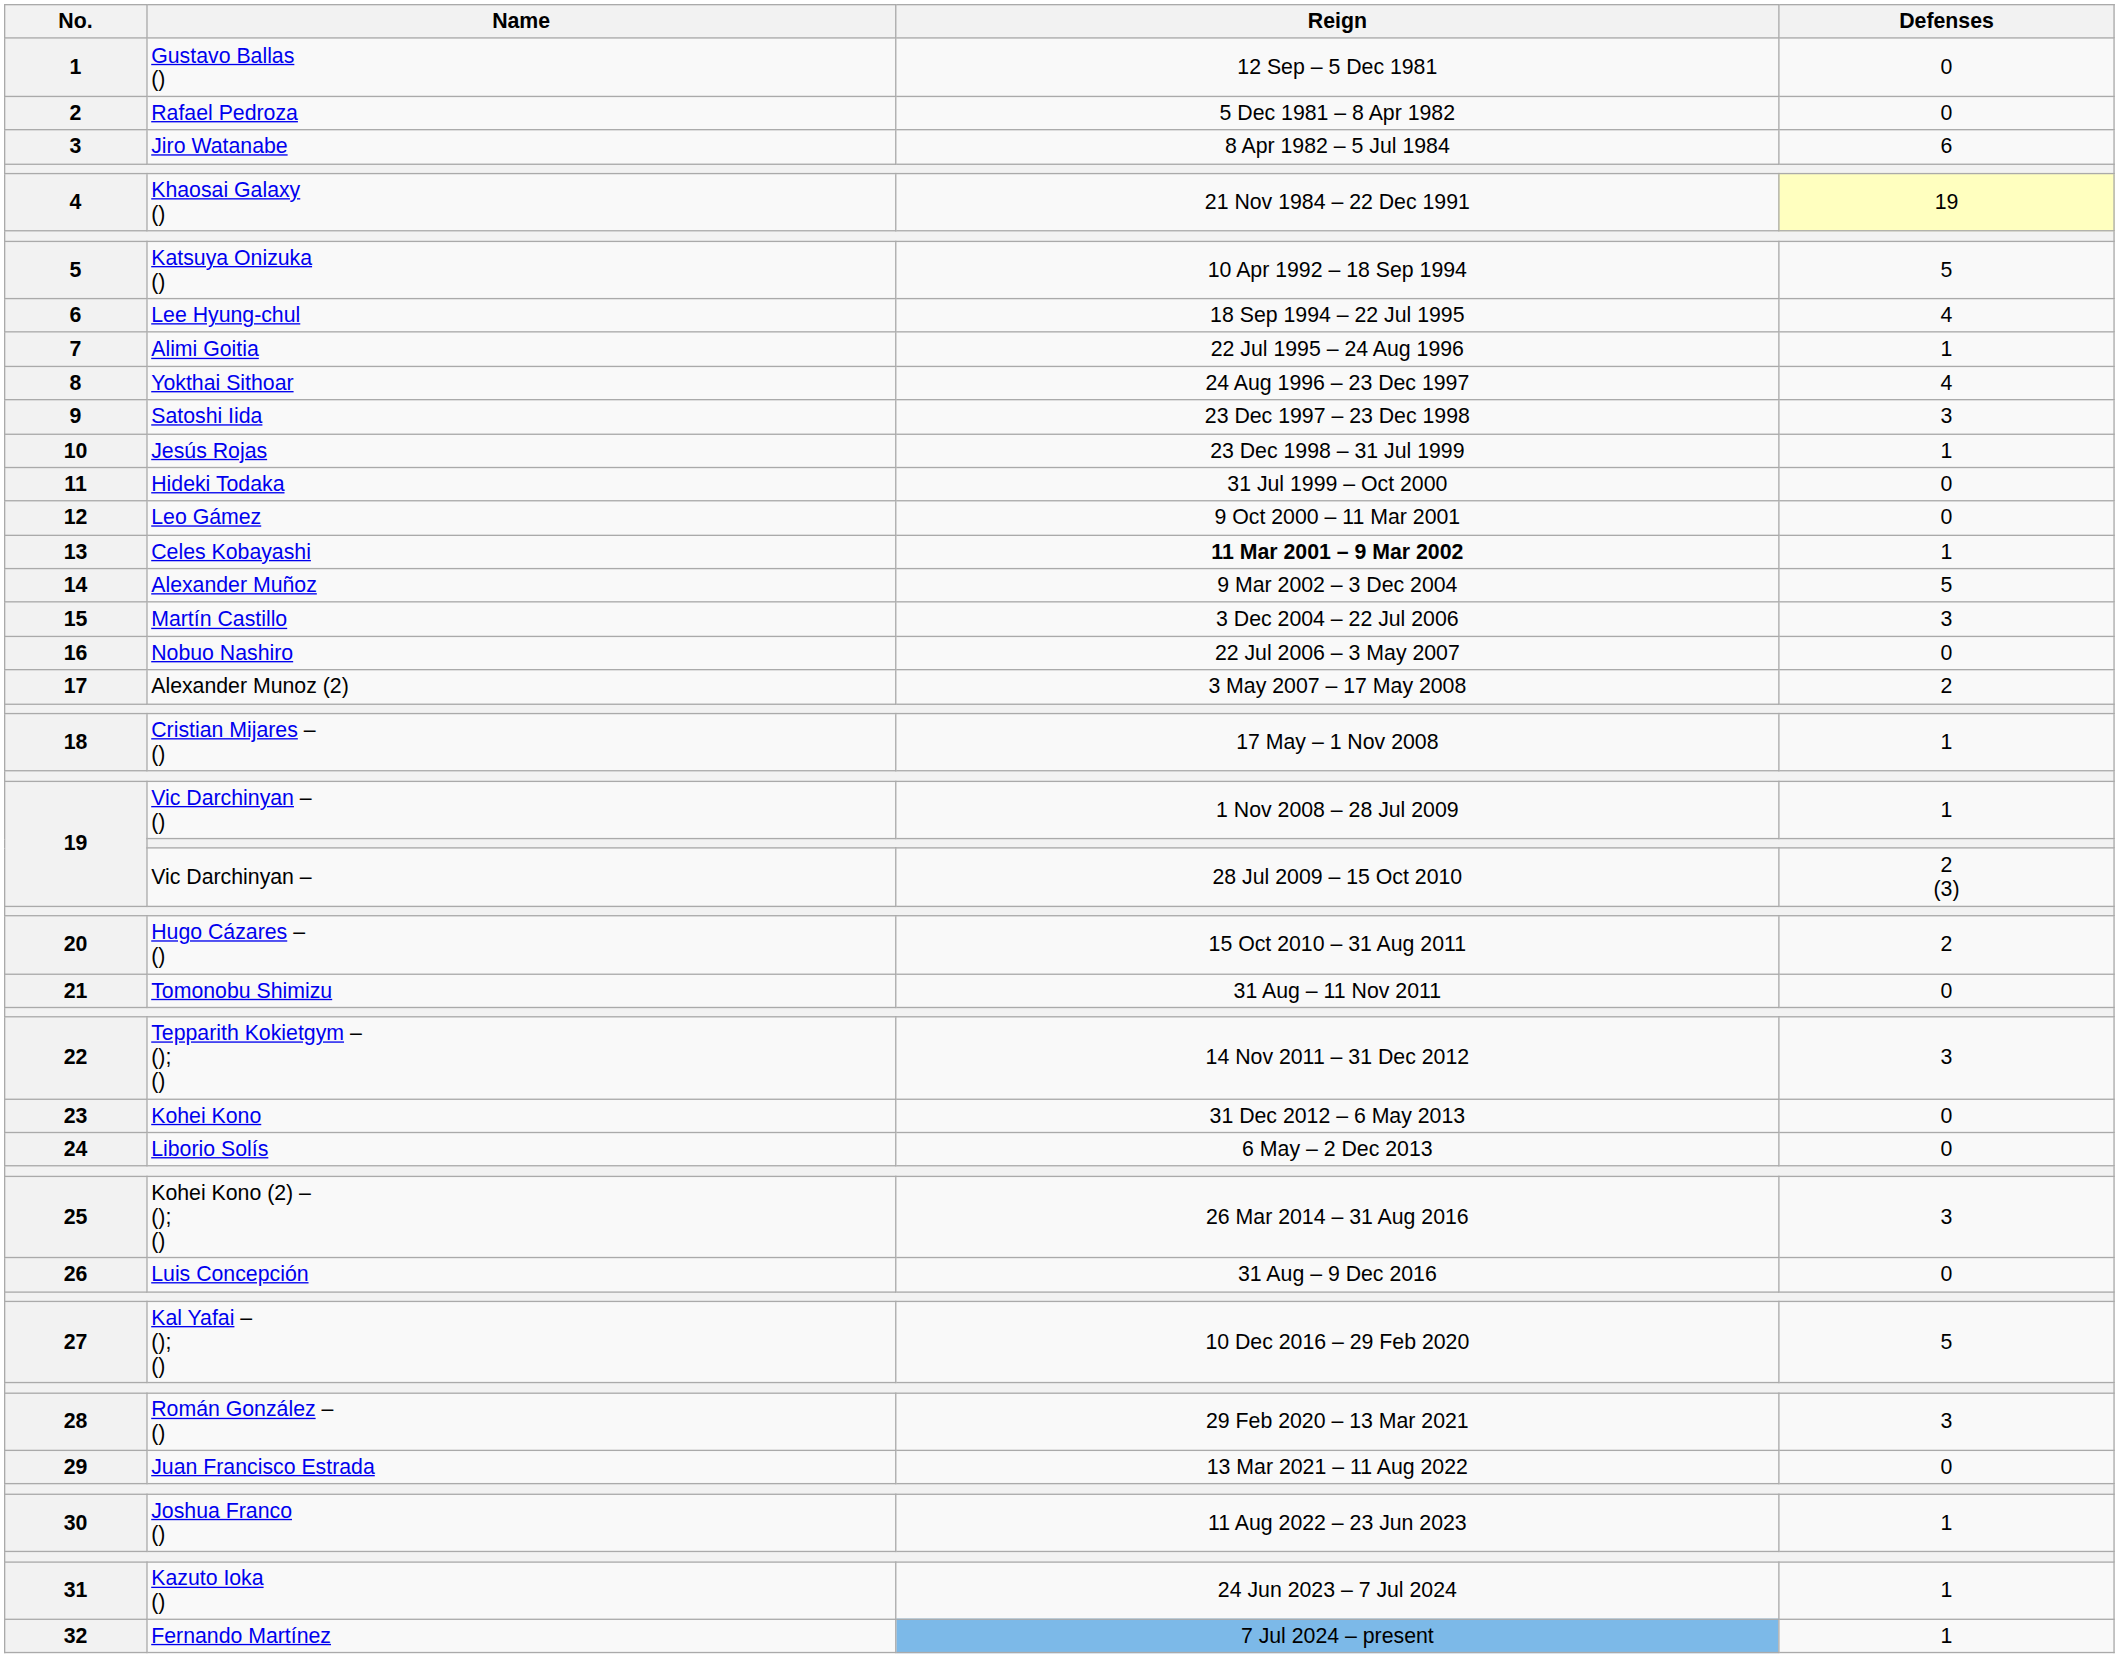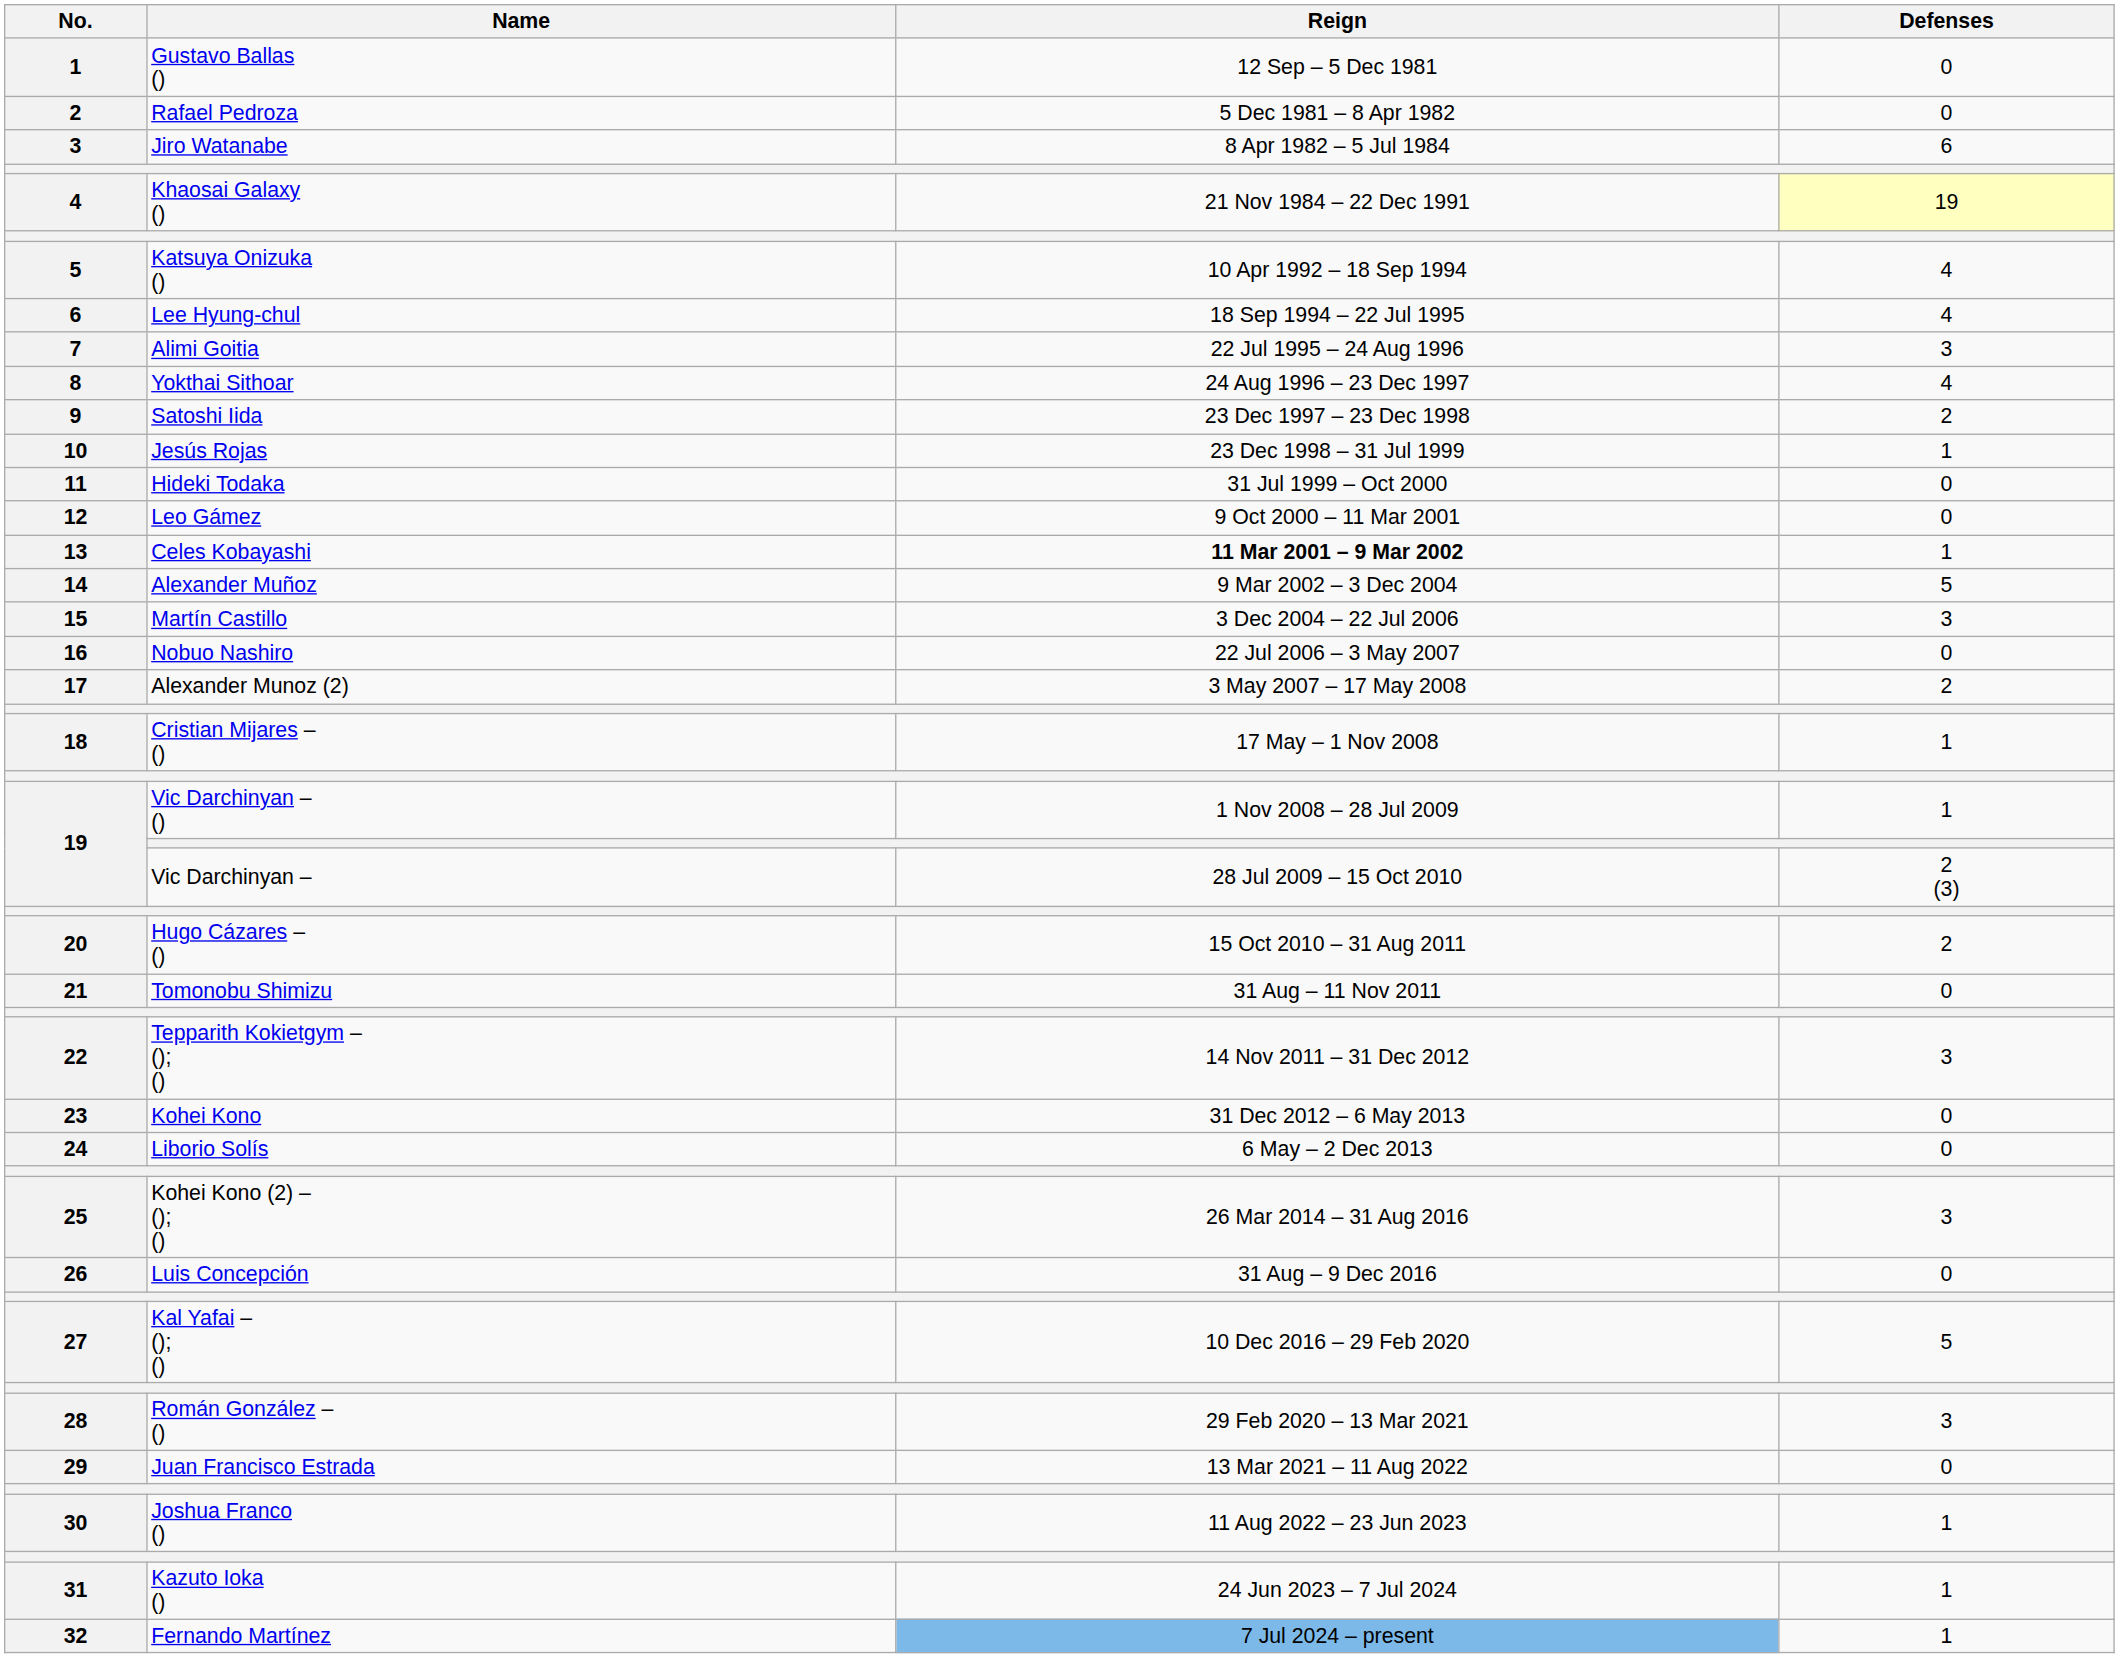(1947, 269) 5 -> (1947, 269) 4
(1947, 349) 1 -> (1947, 349) 3
(1947, 416) 3 -> (1947, 416) 2
